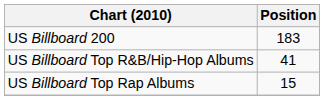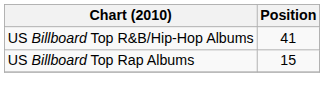- row: (61, 38)
